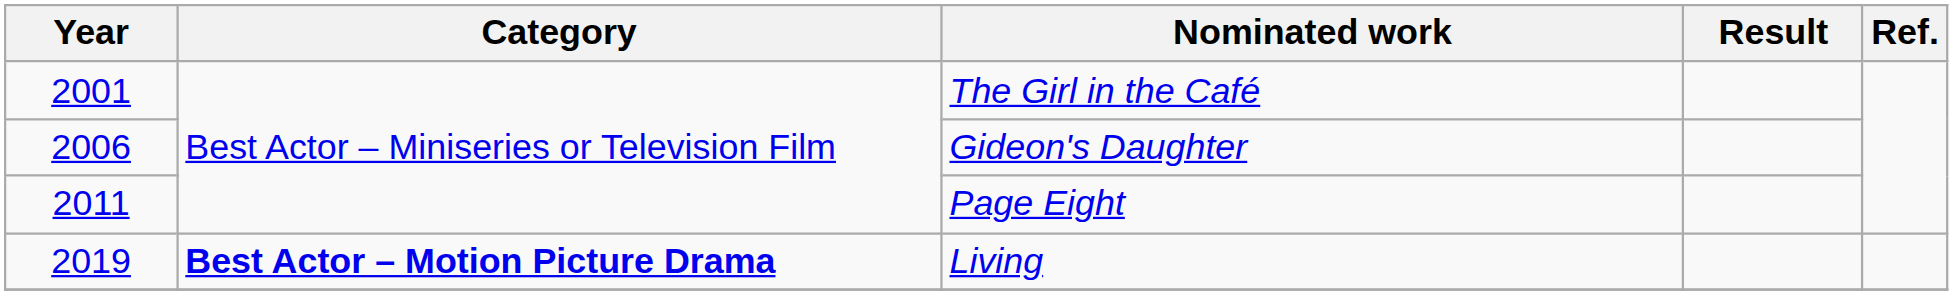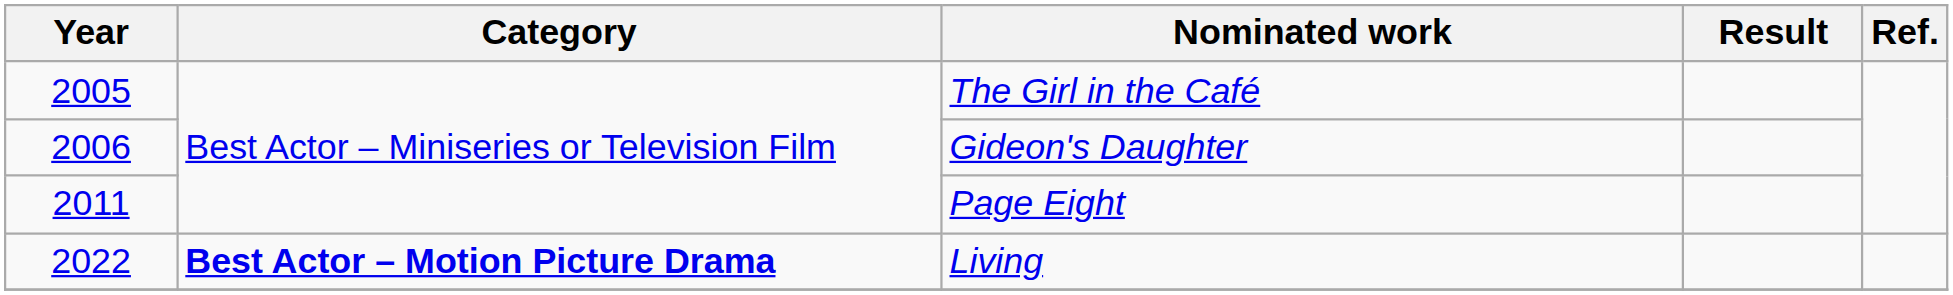(91, 89) 2001 -> (91, 89) 2005
(91, 260) 2019 -> (91, 260) 2022
